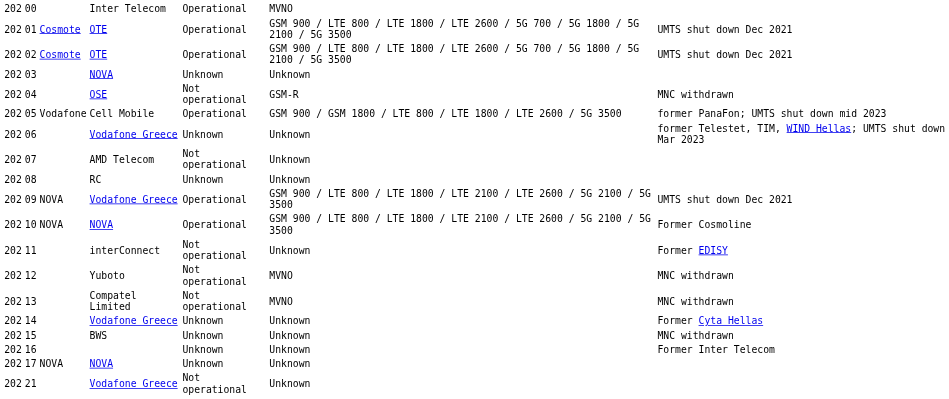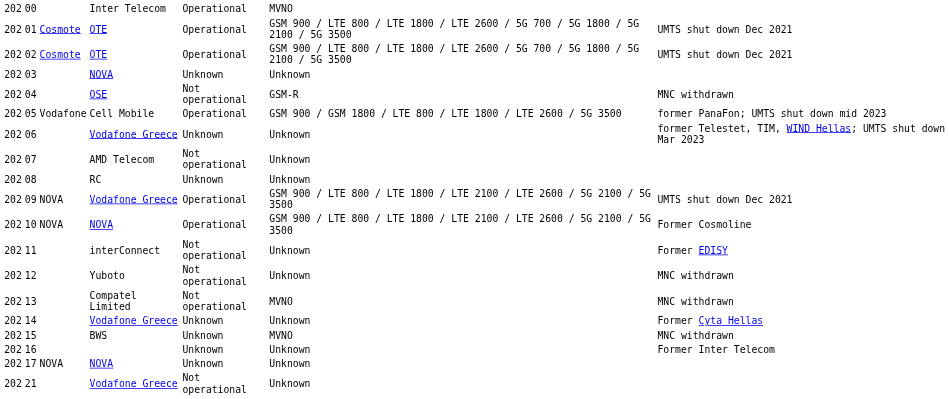(281, 276) MVNO -> (290, 276) Unknown
(290, 335) Unknown -> (281, 335) MVNO
